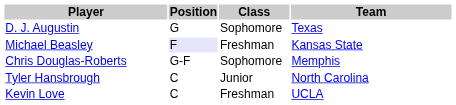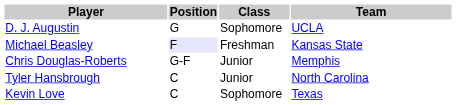(307, 28) Texas -> (307, 28) UCLA
(251, 61) Sophomore -> (236, 61) Junior
(247, 94) Freshman -> (251, 94) Sophomore
(307, 94) UCLA -> (307, 94) Texas
